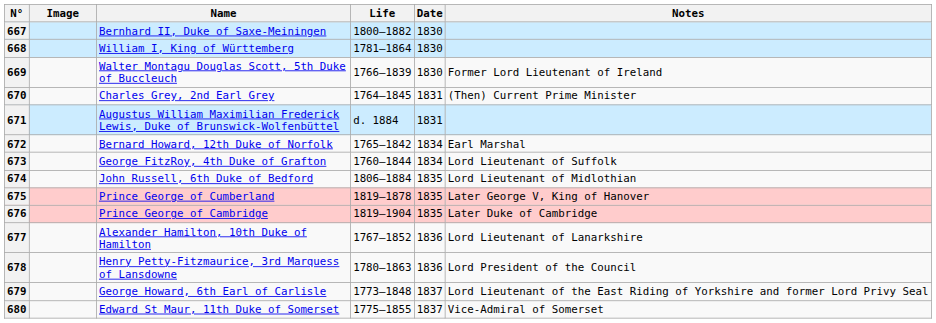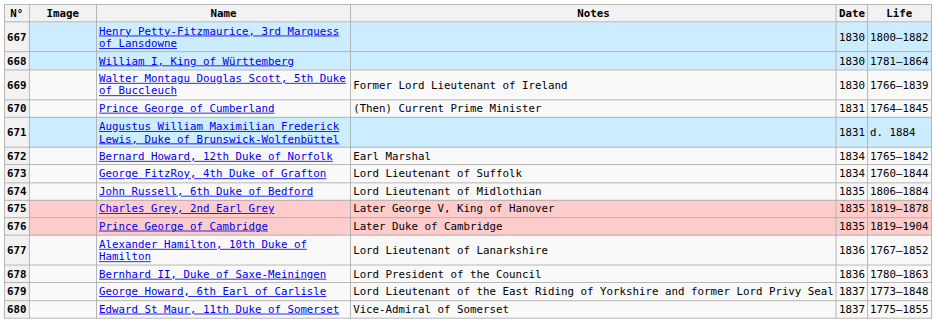columns swapped: (382, 13) <-> (688, 13)
(213, 31) Bernhard II, Duke of Saxe-Meiningen -> (219, 37) Henry Petty-Fitzmaurice, 3rd Marquess of Lansdowne
(187, 96) Charles Grey, 2nd Earl Grey -> (187, 108) Prince George of Cumberland
(187, 196) Prince George of Cumberland -> (187, 209) Charles Grey, 2nd Earl Grey
(219, 268) Henry Petty-Fitzmaurice, 3rd Marquess of Lansdowne -> (213, 274) Bernhard II, Duke of Saxe-Meiningen
